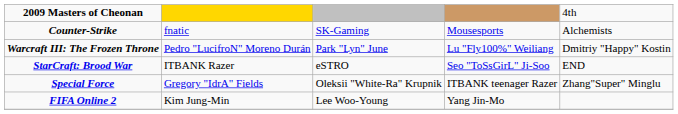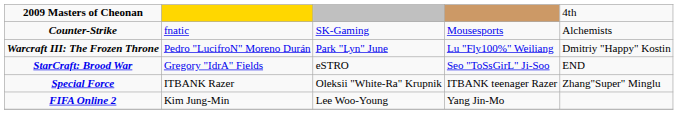(199, 65) ITBANK Razer -> (213, 65) Gregory "IdrA" Fields
(213, 83) Gregory "IdrA" Fields -> (199, 83) ITBANK Razer
